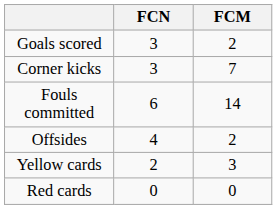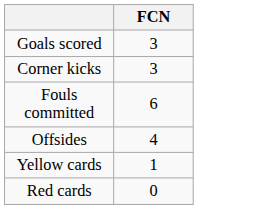- column: (232, 17)
(153, 165) 2 -> (153, 165) 1
